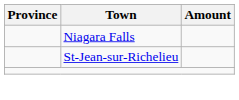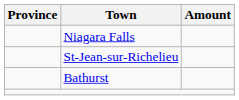+ row: (86, 78)
